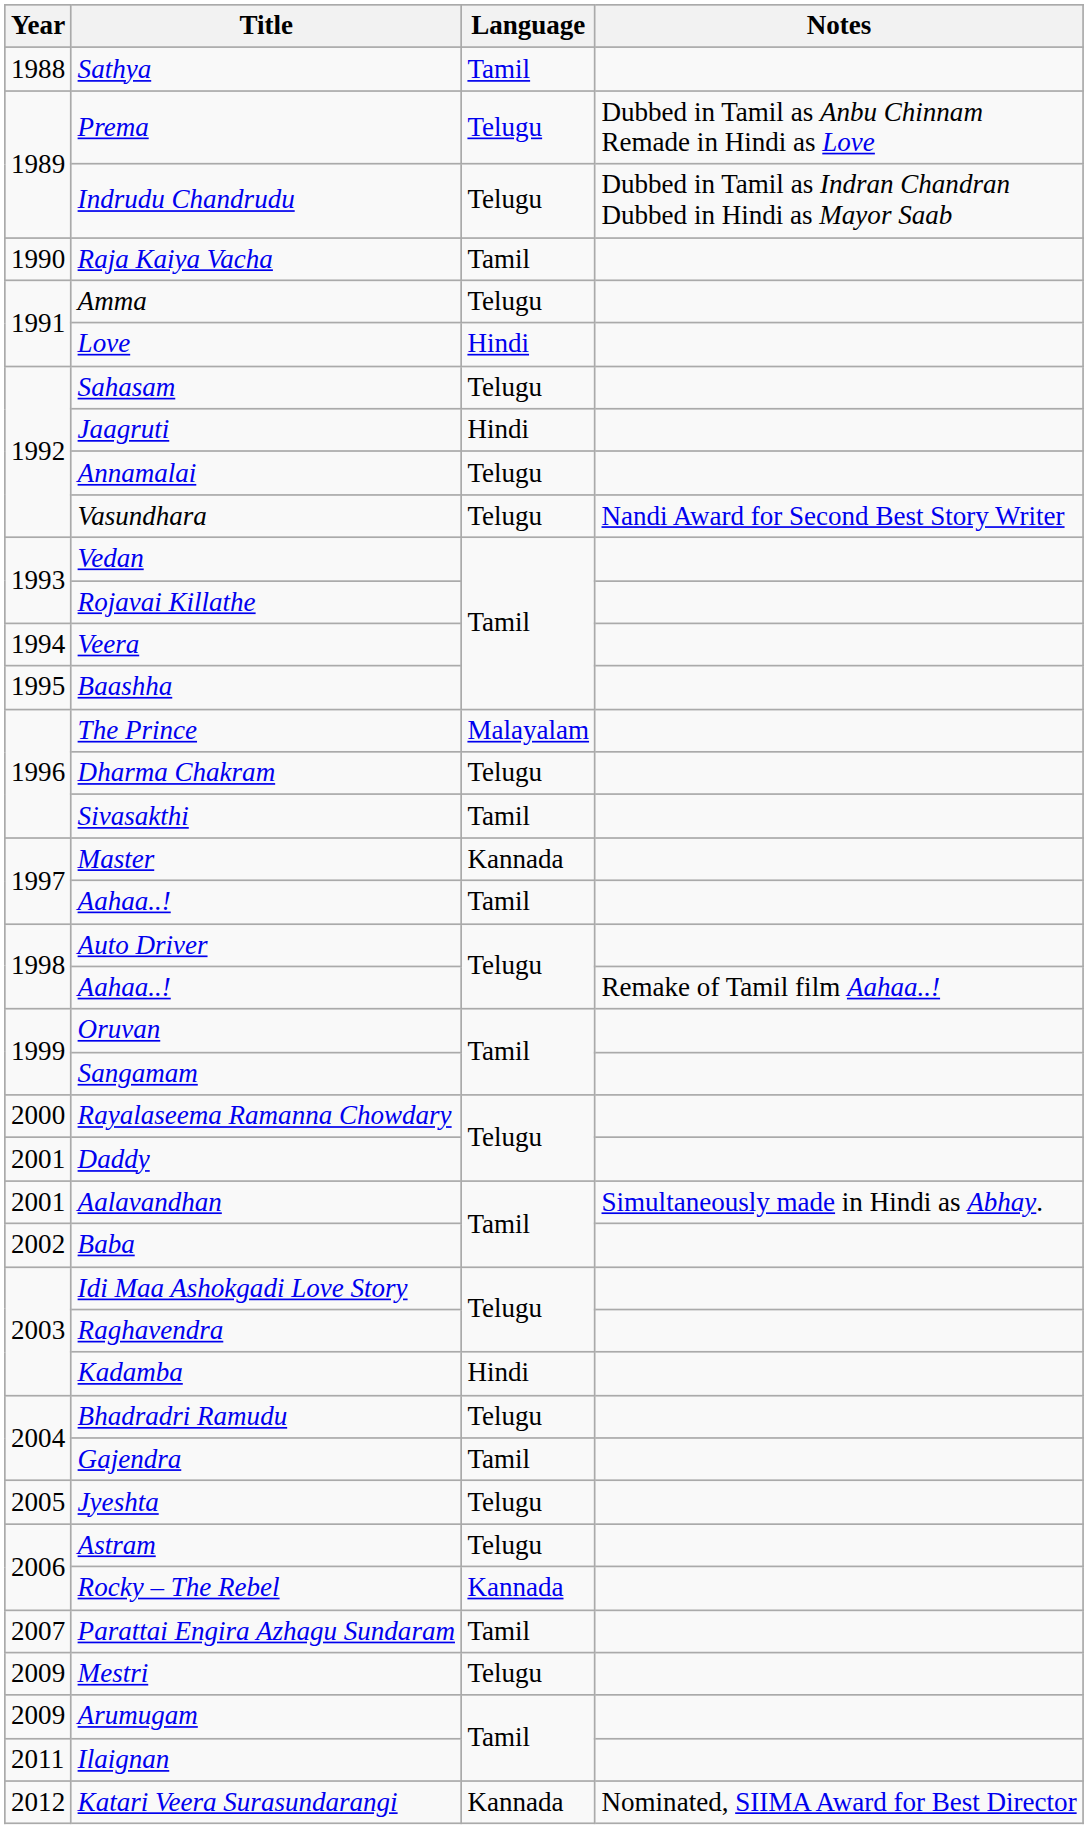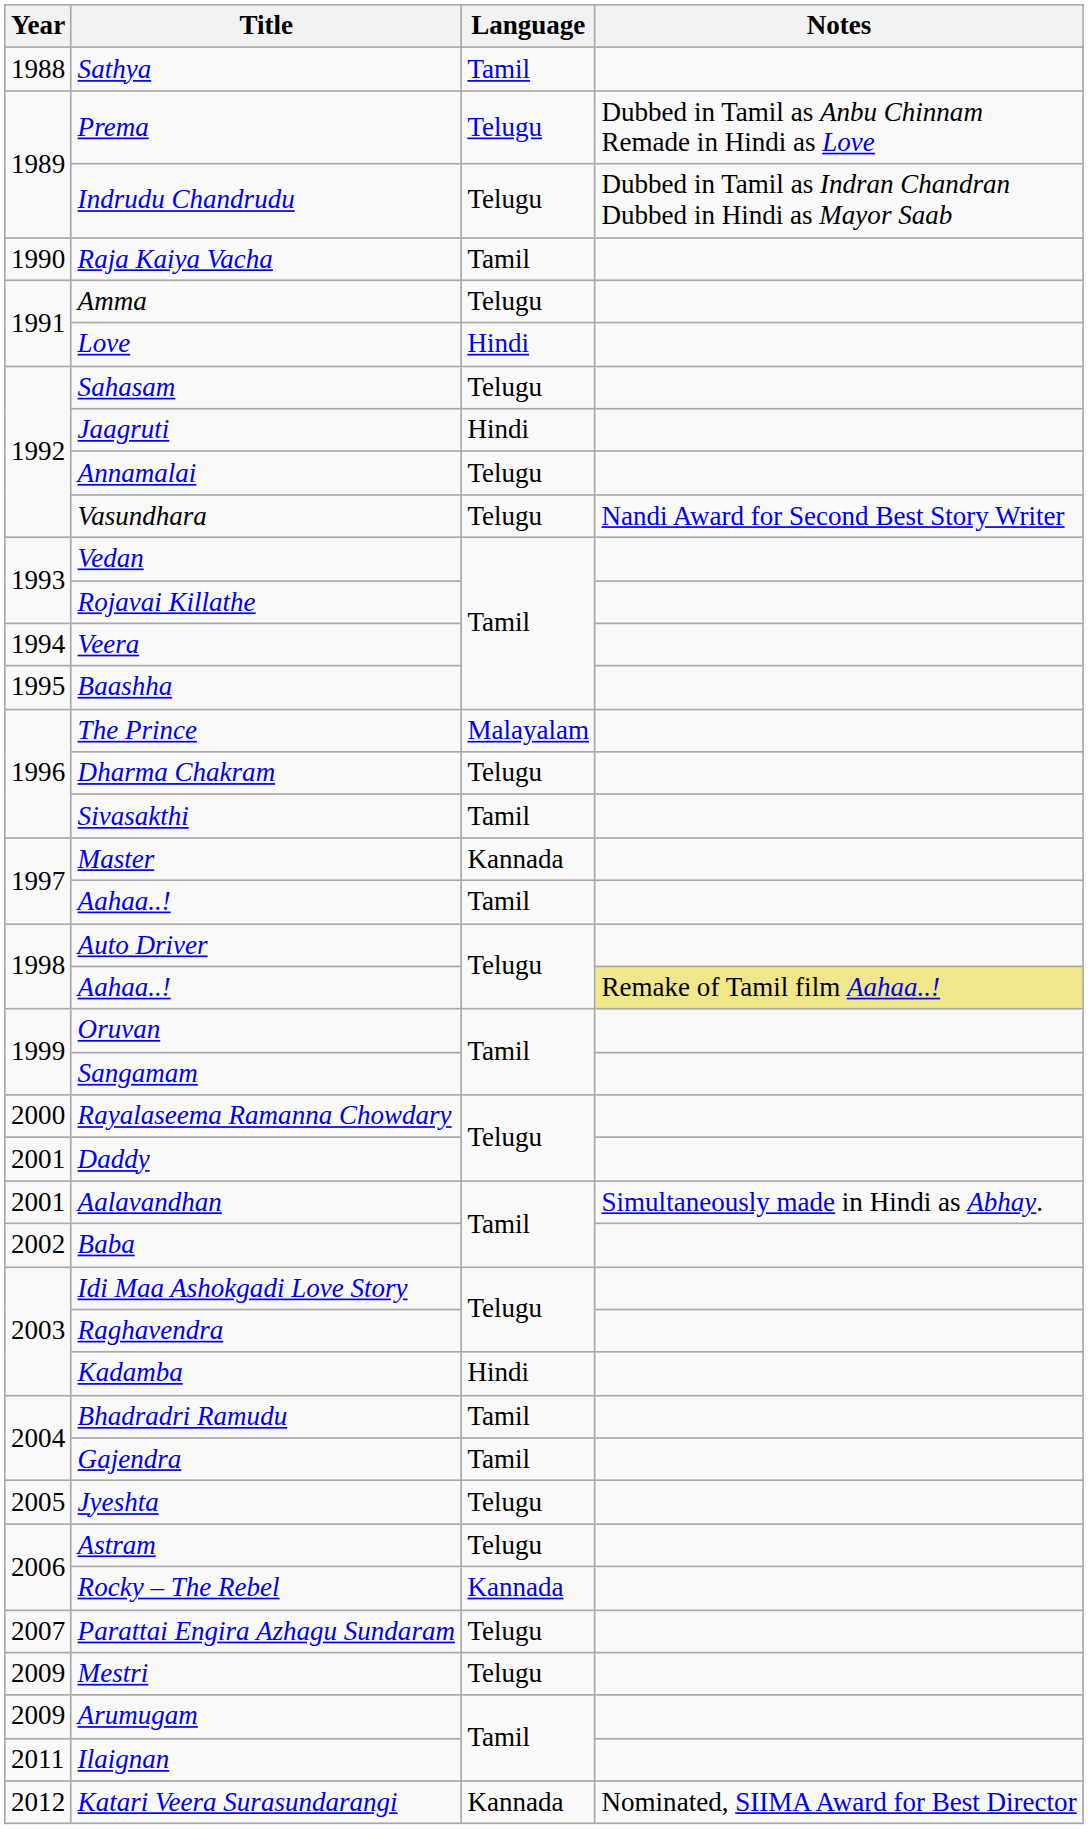(771, 987) no background -> (771, 987) khaki background
(505, 1416) Telugu -> (499, 1416) Tamil
(499, 1630) Tamil -> (505, 1630) Telugu
